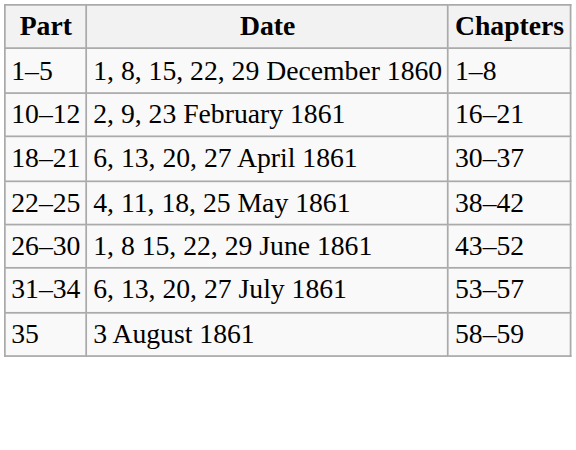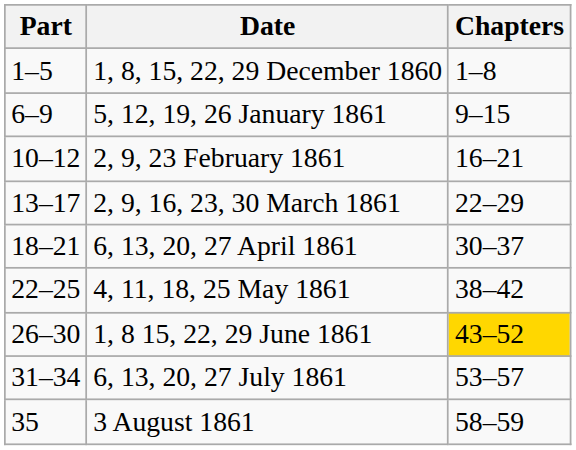+ row: (240, 114)
+ row: (247, 202)
(490, 245) no background -> (490, 333) gold background
